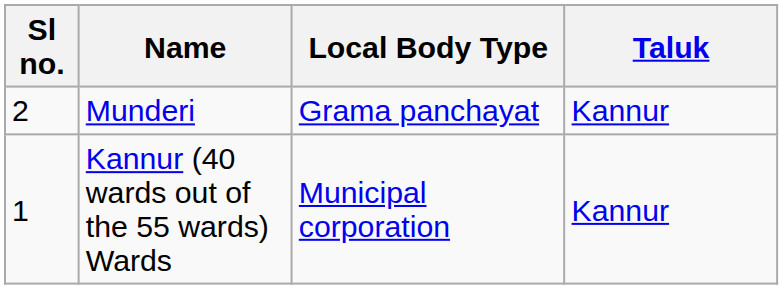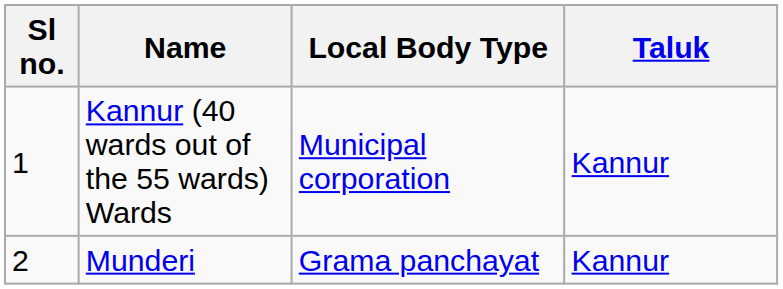rows swapped: (177, 209) <-> (140, 111)
